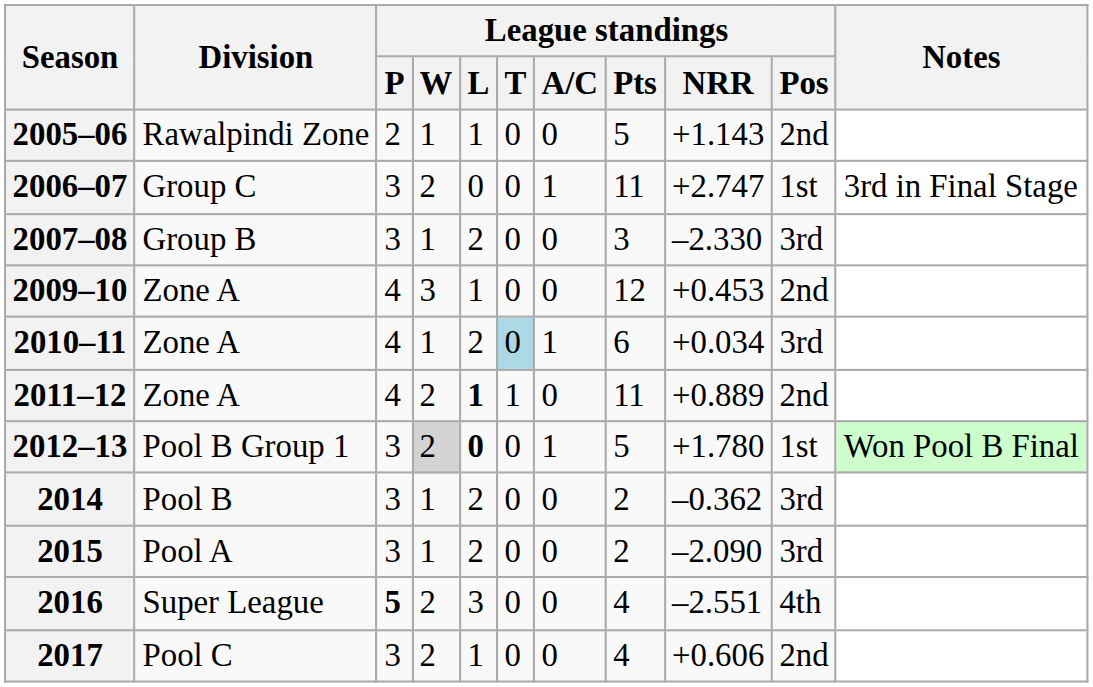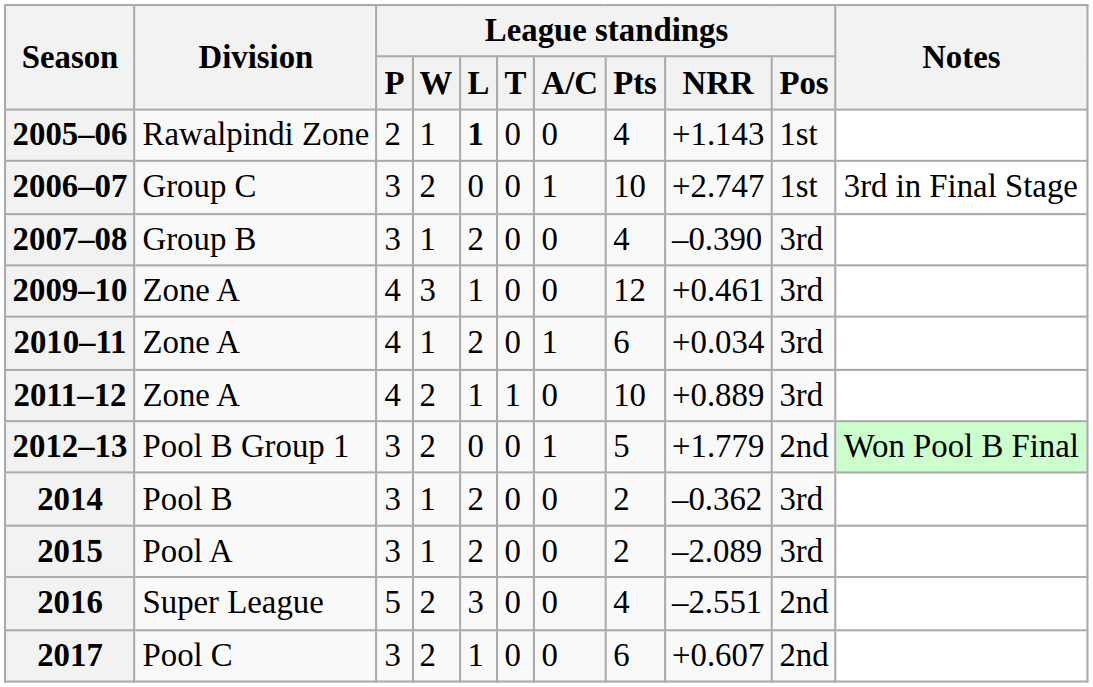(476, 134) normal -> (476, 134) bold
(621, 134) 5 -> (621, 134) 4
(804, 134) 2nd -> (799, 134) 1st
(629, 186) 11 -> (630, 186) 10
(621, 238) 3 -> (621, 238) 4
(717, 238) –2.330 -> (717, 238) –0.390
(718, 290) +0.453 -> (718, 290) +0.461
(804, 290) 2nd -> (801, 290) 3rd
(513, 342) lightblue background -> (513, 342) no background
(476, 394) bold -> (476, 394) normal
(629, 394) 11 -> (630, 394) 10
(804, 394) 2nd -> (801, 394) 3rd
(428, 446) lightgrey background -> (428, 446) no background
(476, 446) bold -> (476, 446) normal
(718, 446) +1.780 -> (718, 446) +1.779
(799, 446) 1st -> (804, 446) 2nd
(717, 550) –2.090 -> (717, 550) –2.089
(393, 602) bold -> (393, 602) normal
(800, 602) 4th -> (804, 602) 2nd
(621, 654) 4 -> (621, 654) 6
(718, 654) +0.606 -> (718, 654) +0.607
